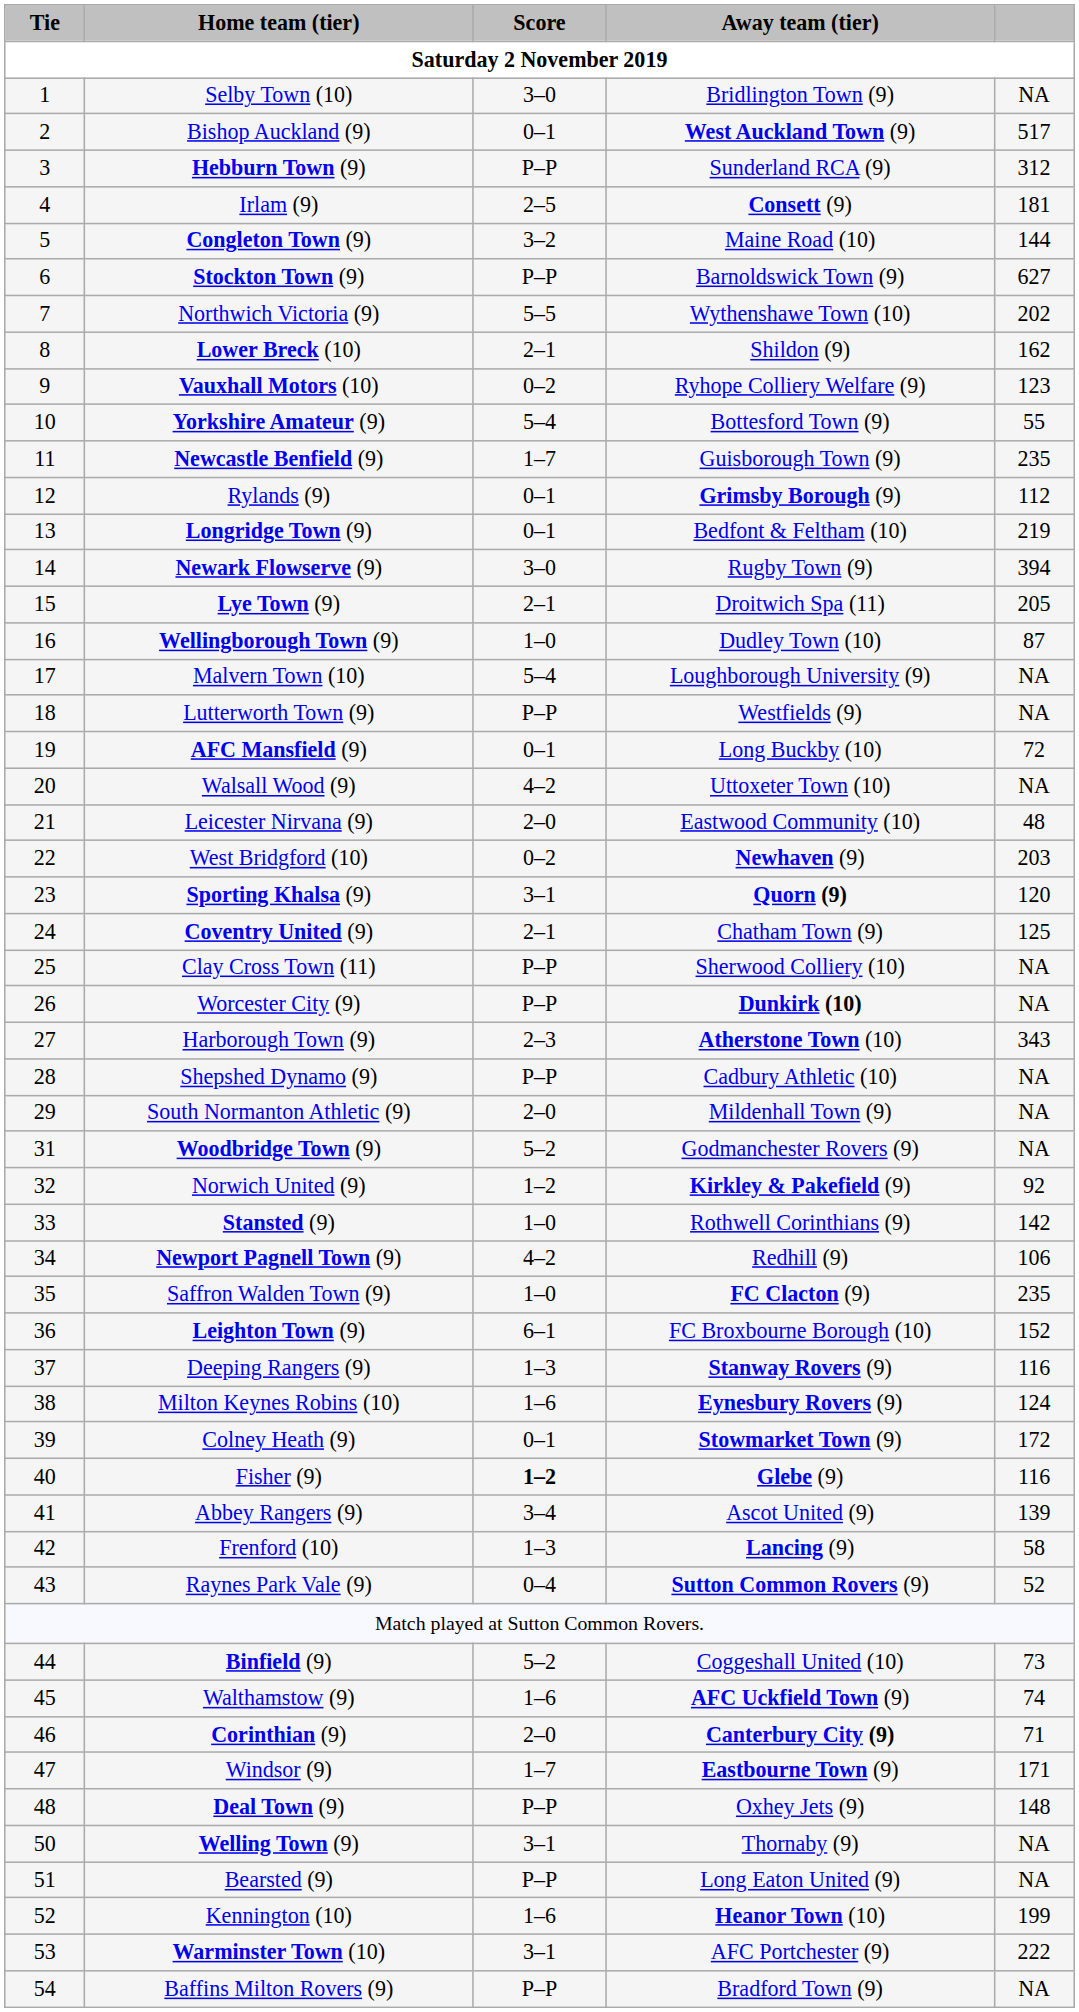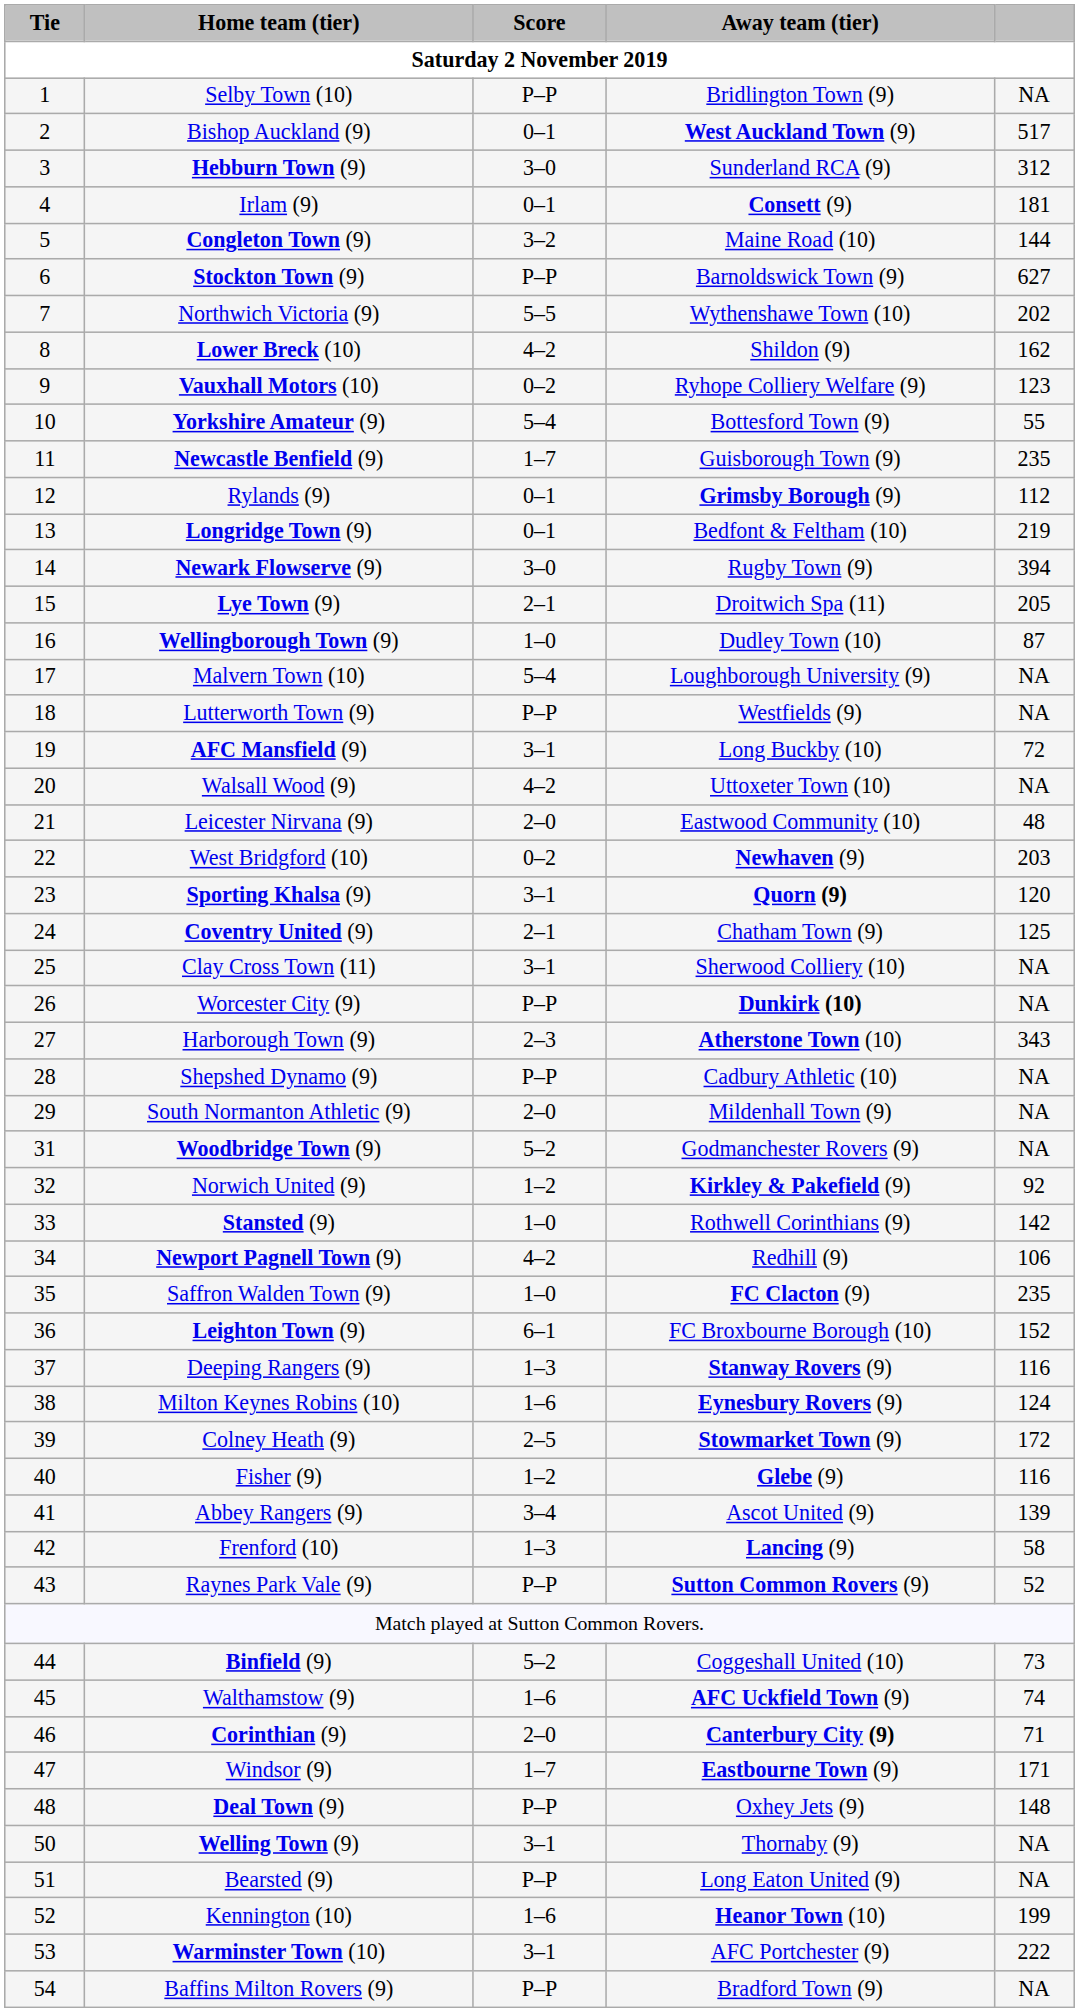(539, 95) 3–0 -> (539, 95) P–P
(539, 168) P–P -> (539, 168) 3–0
(539, 204) 2–5 -> (539, 204) 0–1
(539, 350) 2–1 -> (539, 350) 4–2
(539, 749) 0–1 -> (539, 749) 3–1
(539, 967) P–P -> (539, 967) 3–1
(539, 1440) 0–1 -> (539, 1440) 2–5
(539, 1476) bold -> (539, 1476) normal
(539, 1585) 0–4 -> (539, 1585) P–P
